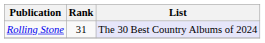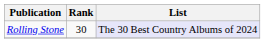(81, 29) 31 -> (81, 29) 30
